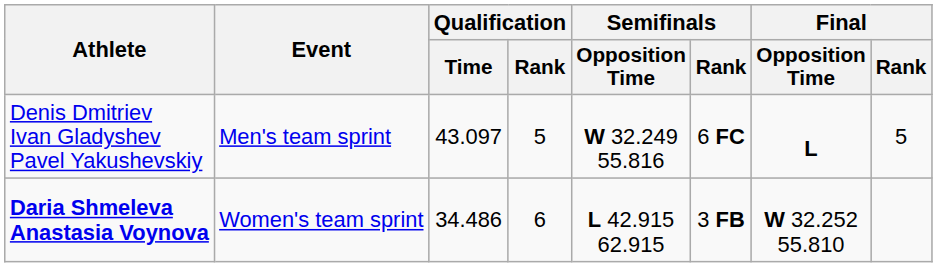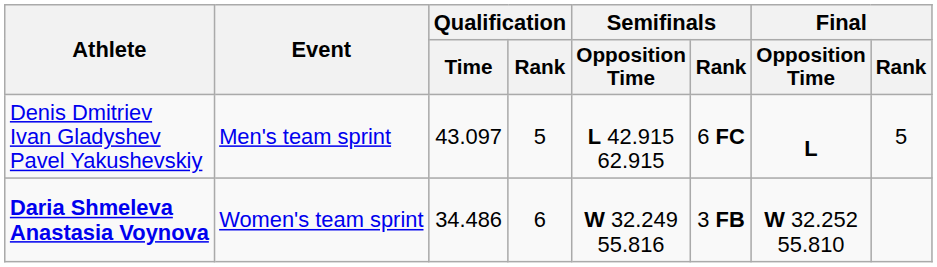(631, 149) W 32.249 55.816 -> (631, 149) L 42.915 62.915
(631, 232) L 42.915 62.915 -> (631, 232) W 32.249 55.816
